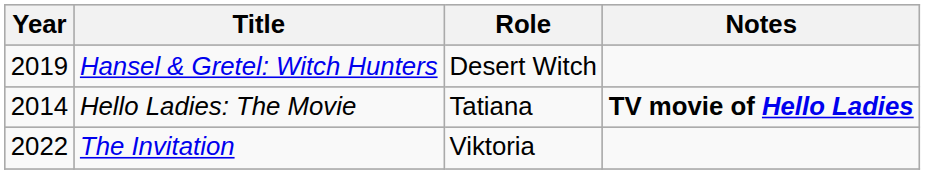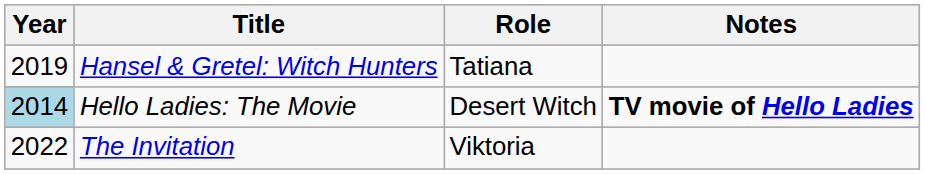(523, 65) Desert Witch -> (491, 65) Tatiana
(39, 106) no background -> (39, 106) lightblue background
(491, 106) Tatiana -> (523, 106) Desert Witch
